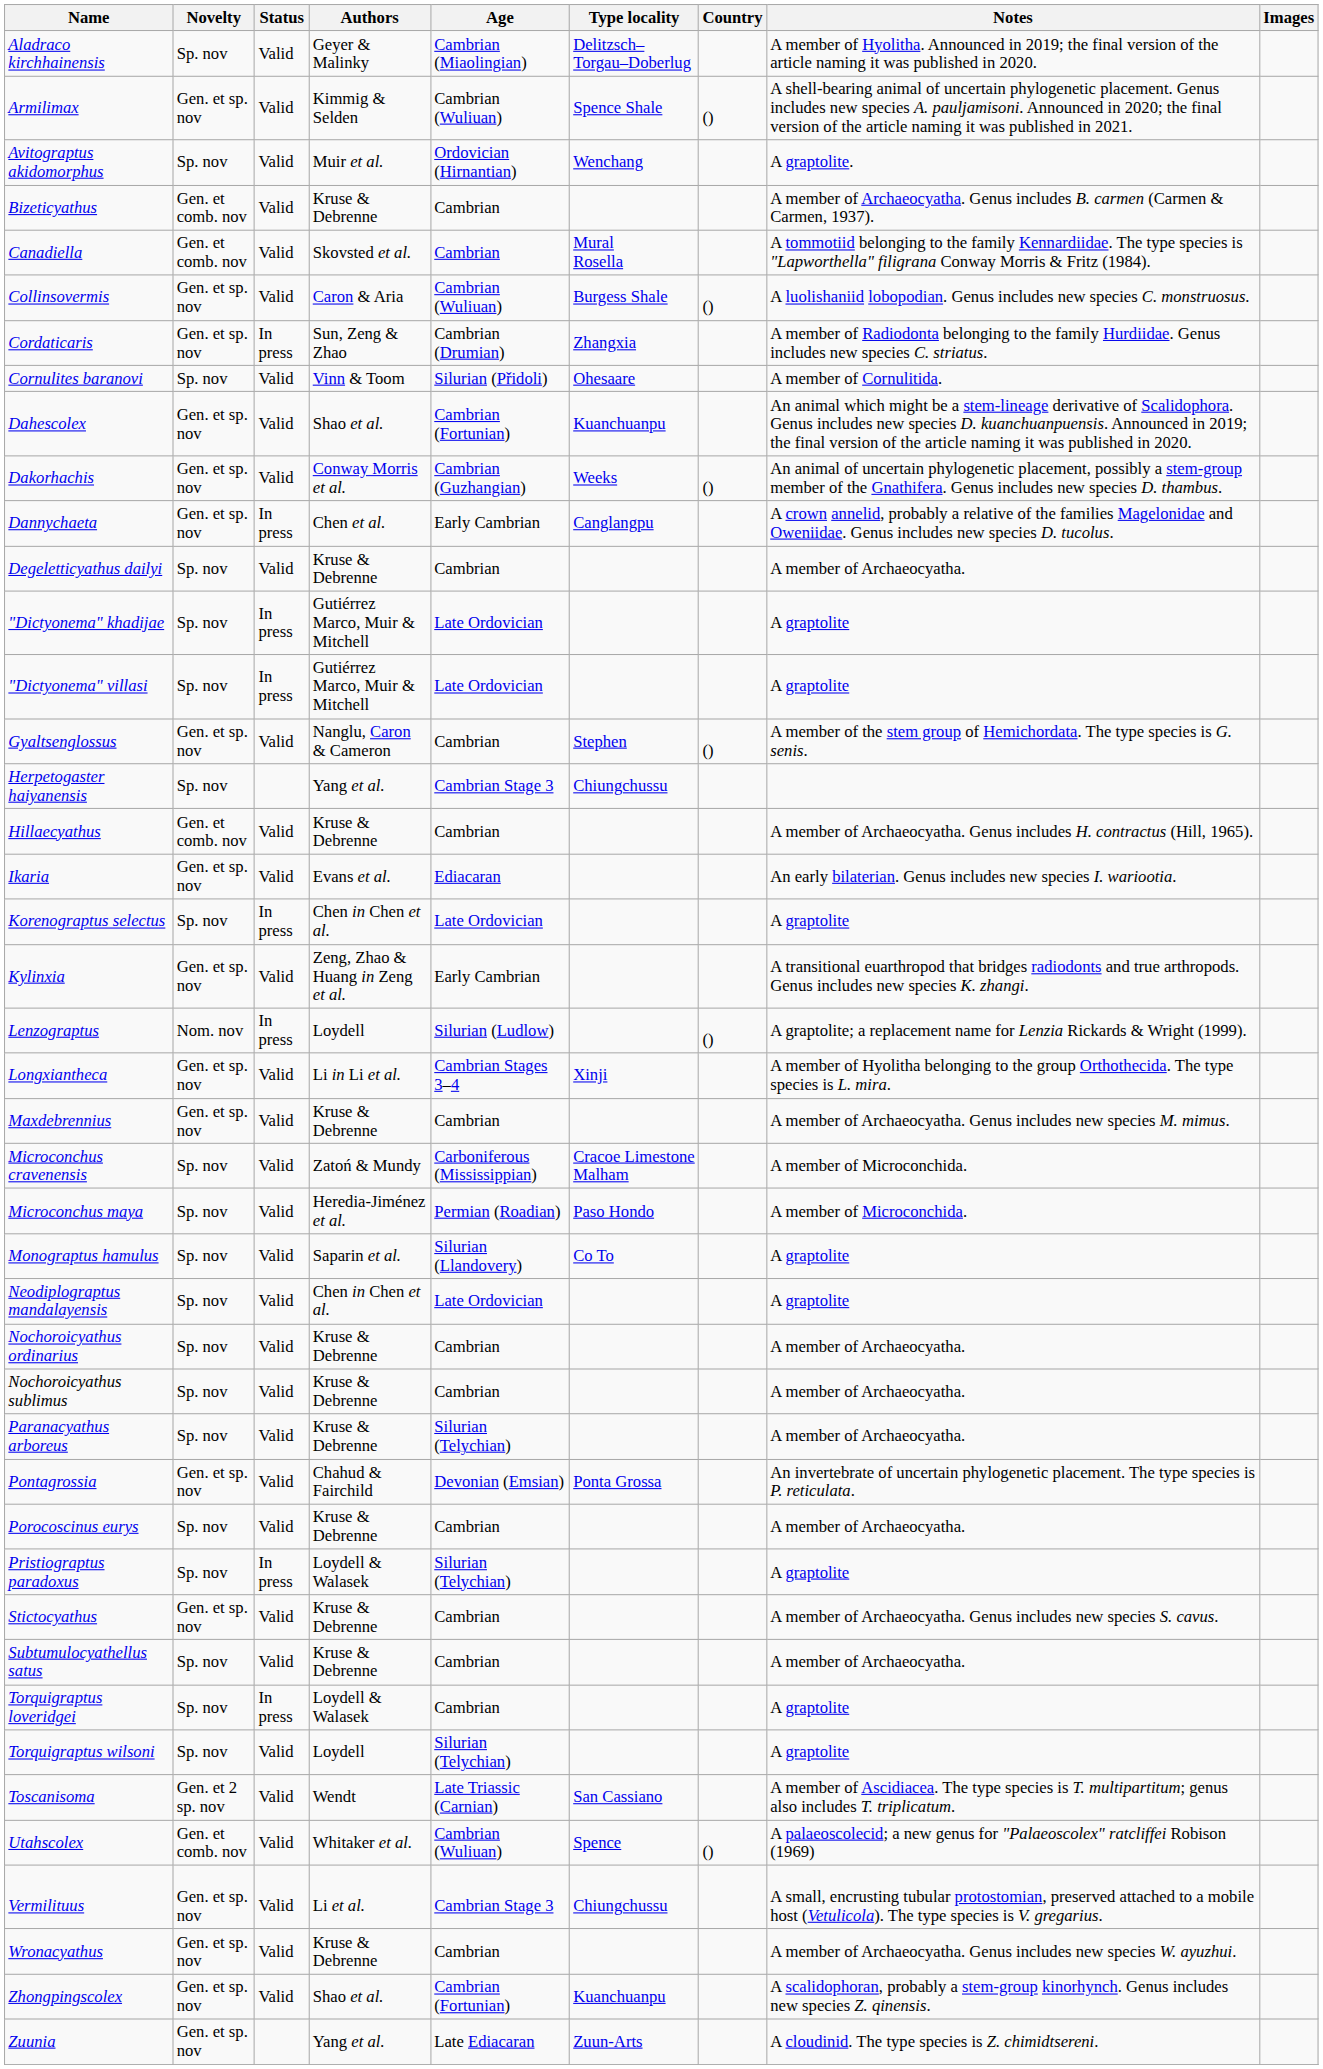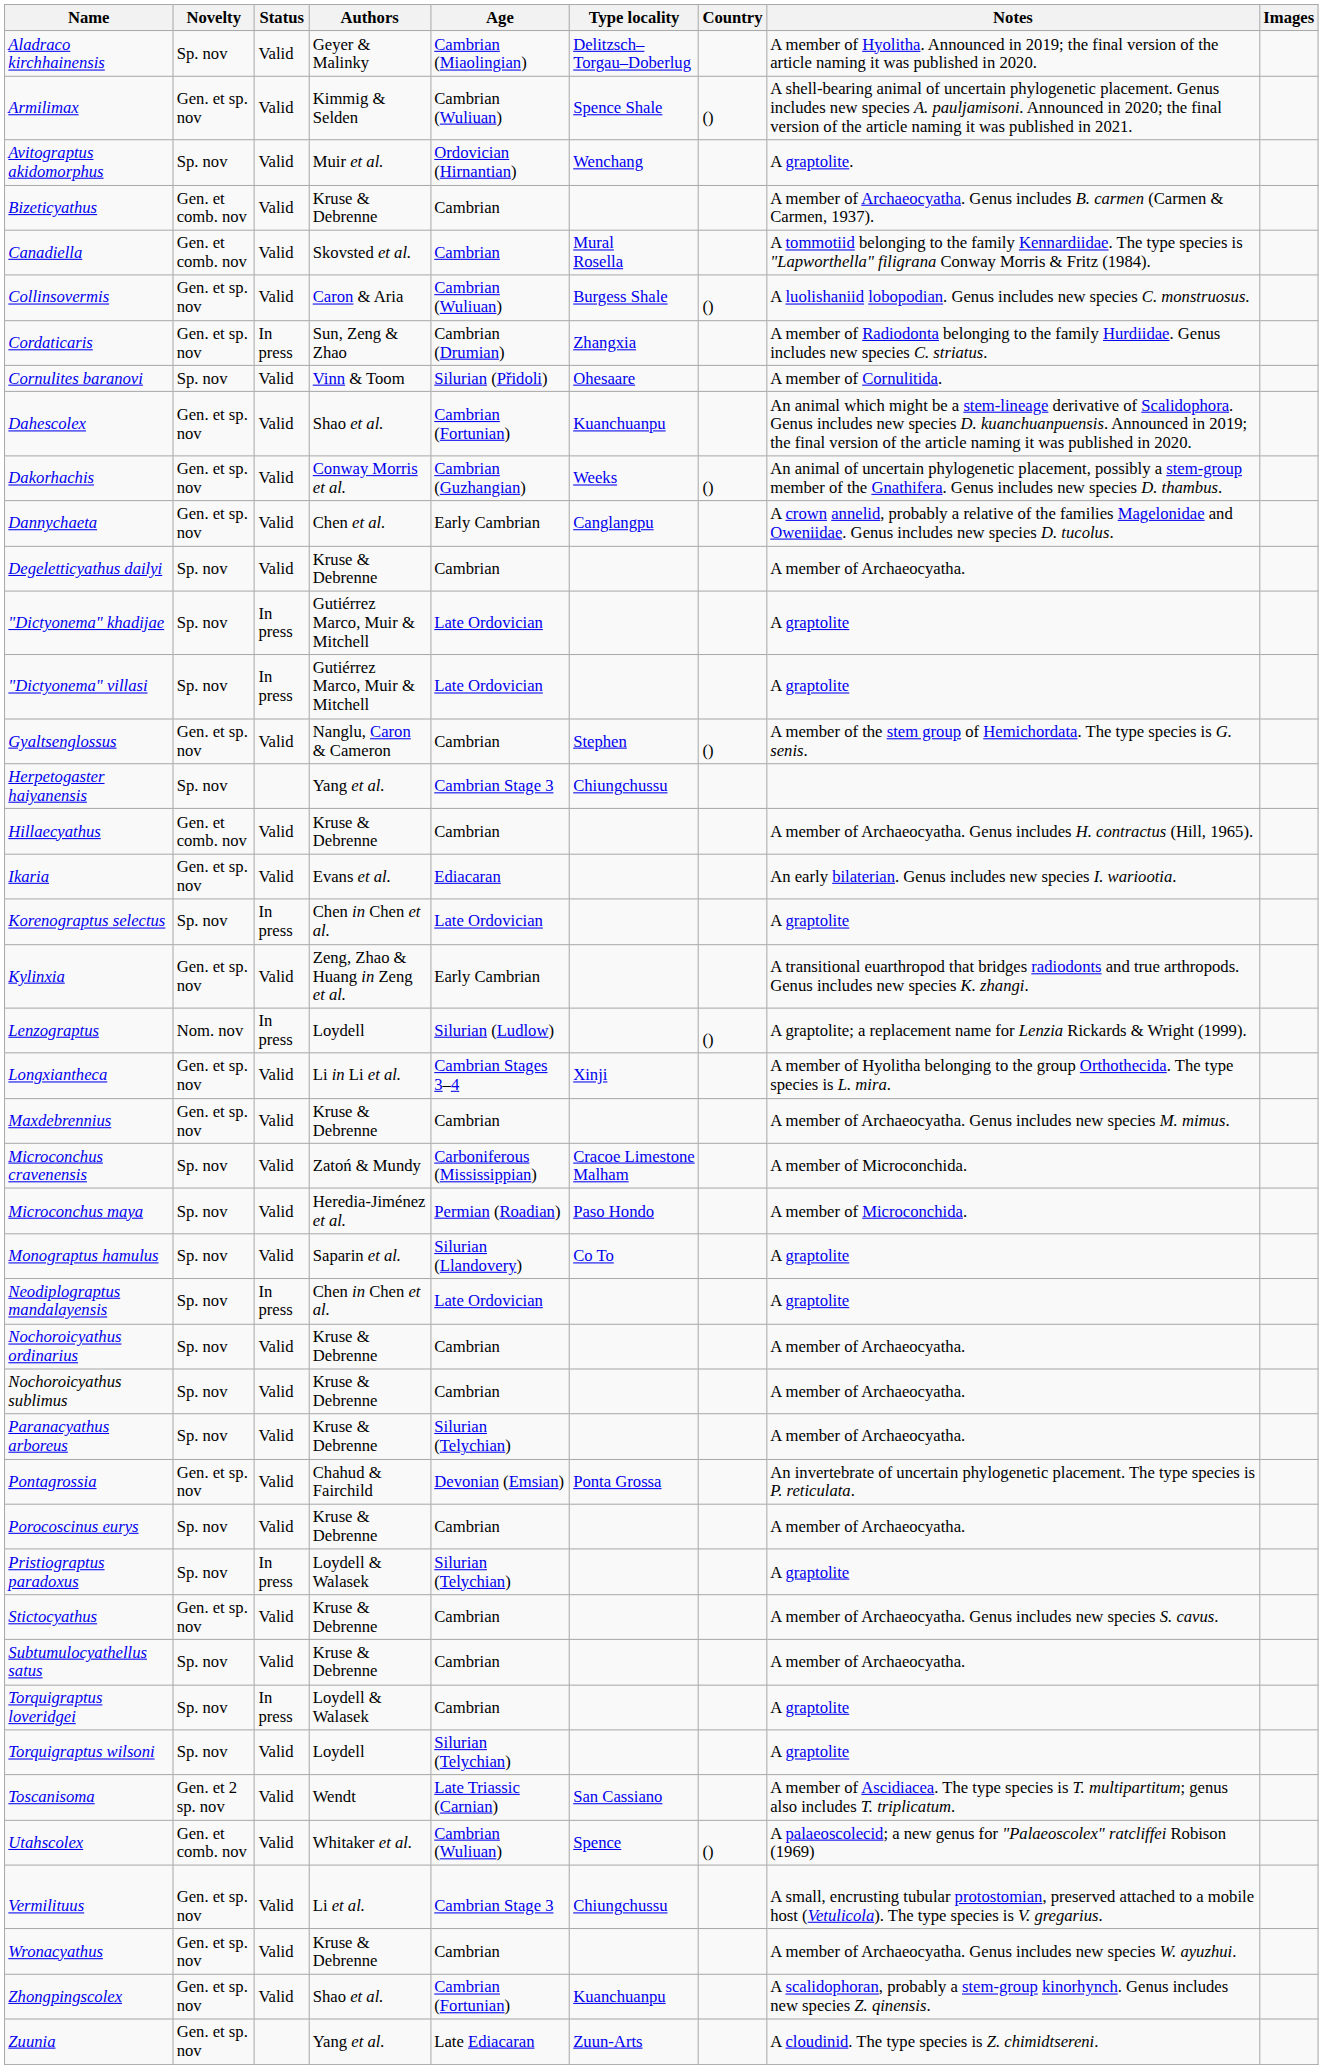(276, 523) In press -> (276, 523) Valid
(276, 1301) Valid -> (276, 1301) In press
